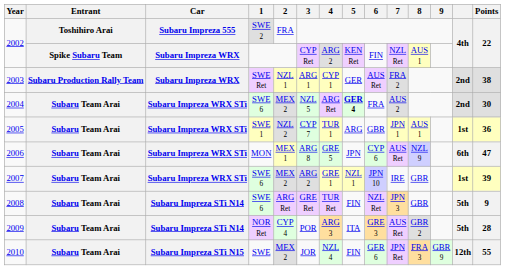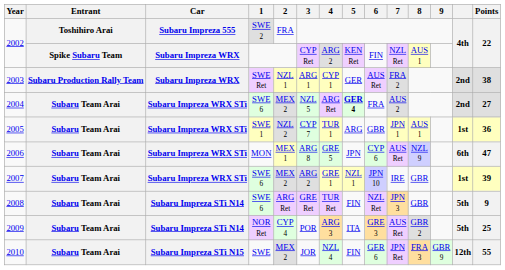(487, 104) 30 -> (487, 104) 27
(487, 227) 28 -> (487, 227) 25
